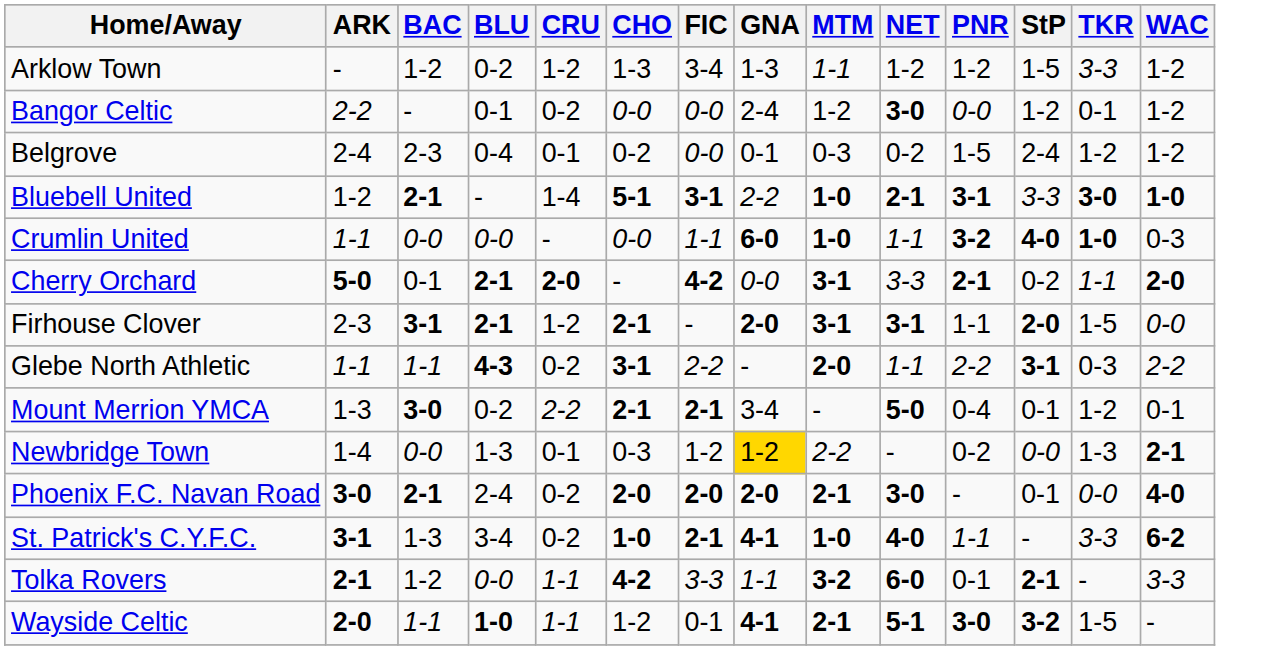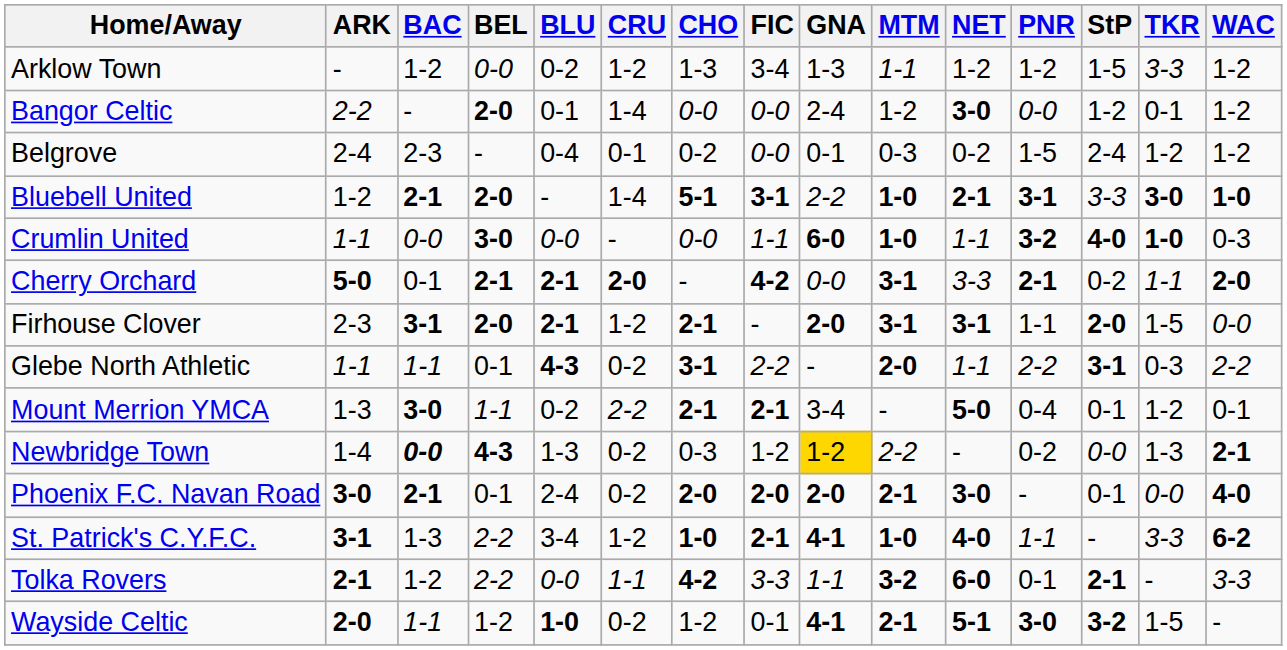+ column: (501, 25)
(561, 111) 0-2 -> (627, 111) 1-4
(423, 452) normal -> (423, 452) bold
(561, 452) 0-1 -> (627, 452) 0-2
(561, 537) 0-2 -> (627, 537) 1-2
(561, 622) 1-1 -> (627, 622) 0-2
